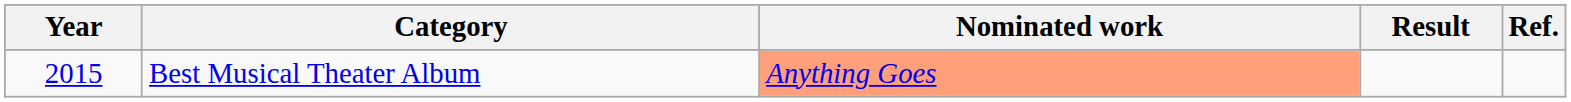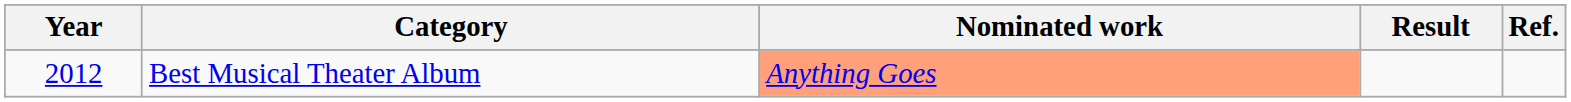(74, 73) 2015 -> (74, 73) 2012
